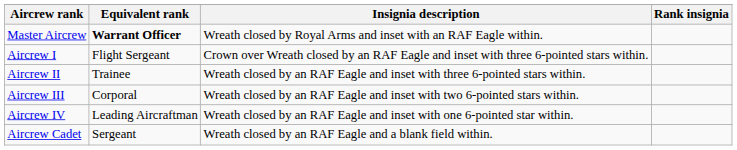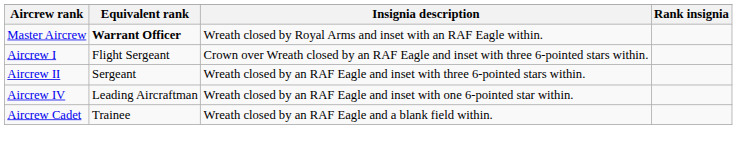(111, 74) Trainee -> (114, 74) Sergeant
- row: (36, 94)
(114, 134) Sergeant -> (111, 114) Trainee
